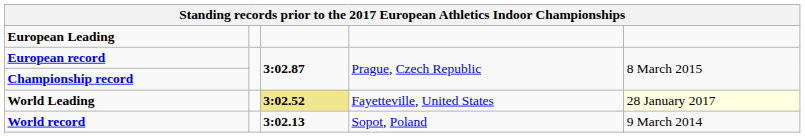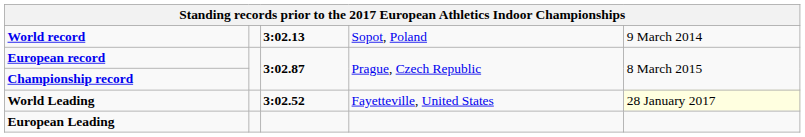rows swapped: (46, 121) <-> (61, 36)
(284, 100) khaki background -> (284, 100) no background
